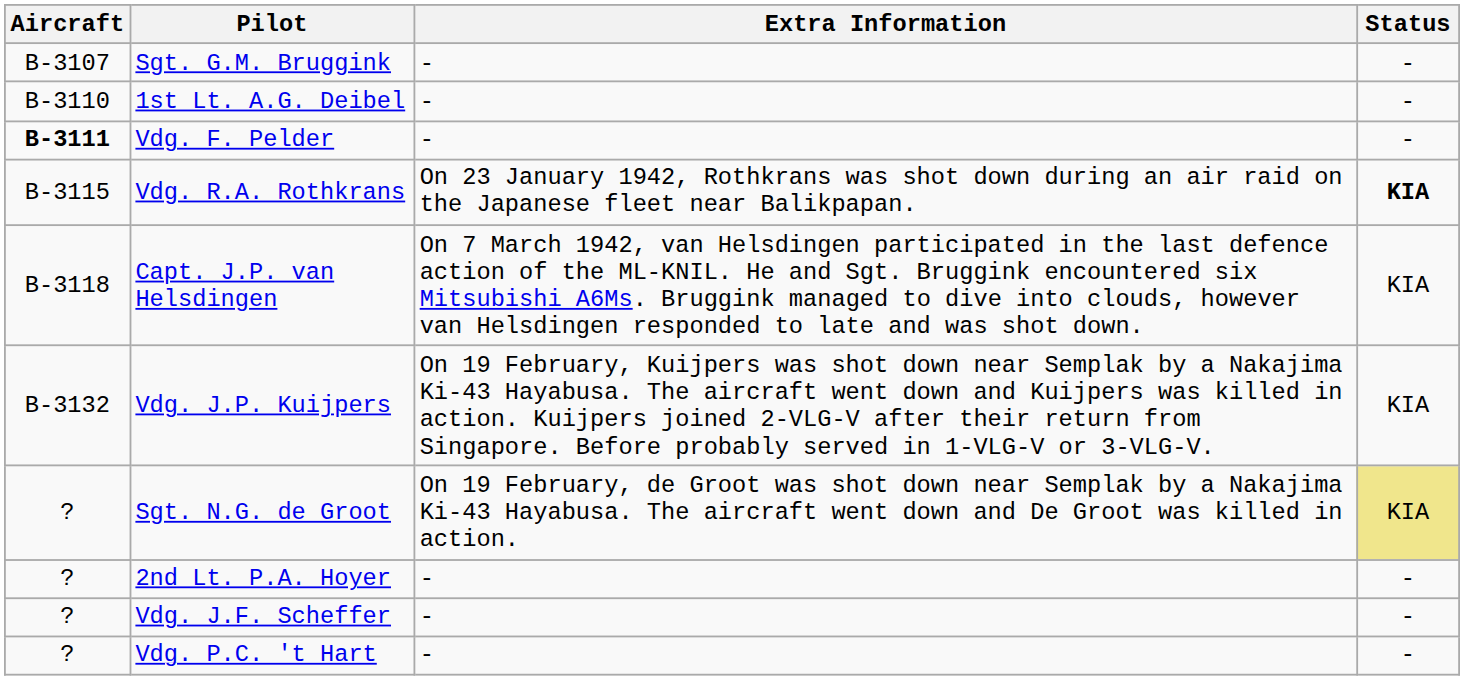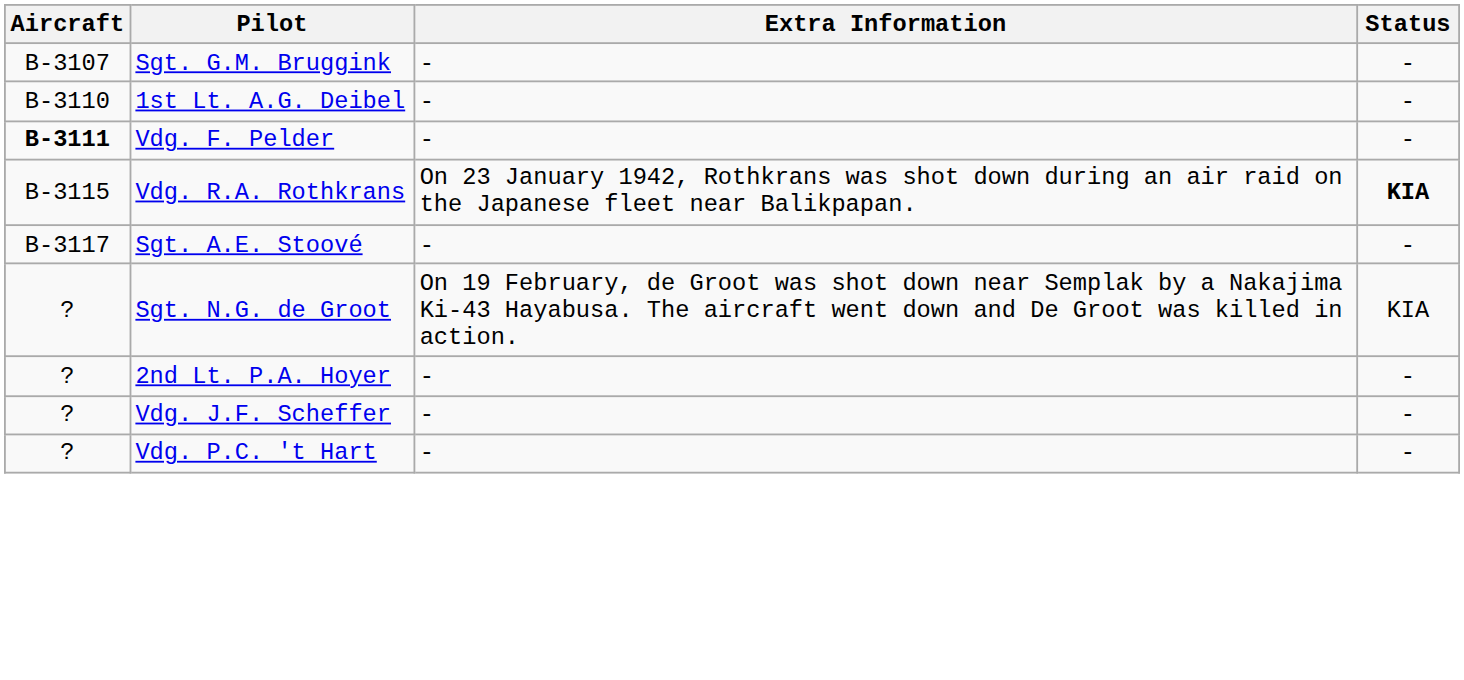+ row: (249, 244)
- row: (235, 285)
- row: (263, 406)
(1408, 513) khaki background -> (1408, 310) no background
